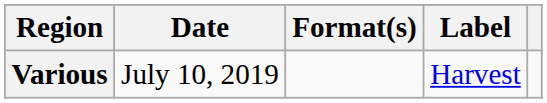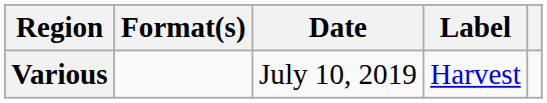columns swapped: (200, 27) <-> (355, 27)
